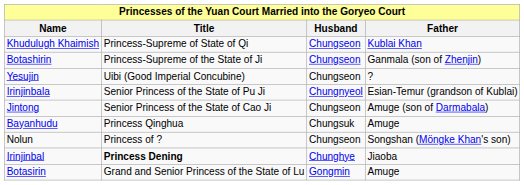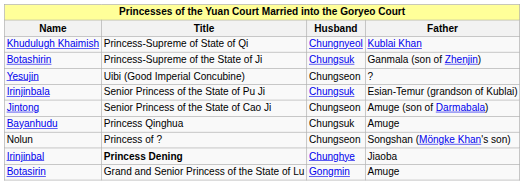(335, 44) Chungseon -> (336, 44) Chungnyeol
(335, 60) Chungseon -> (332, 60) Chungsuk
(336, 92) Chungnyeol -> (332, 92) Chungsuk
